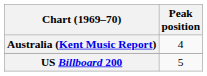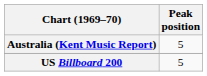(181, 44) 4 -> (181, 44) 5
